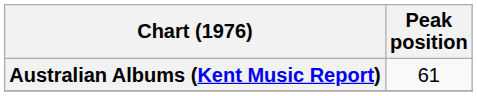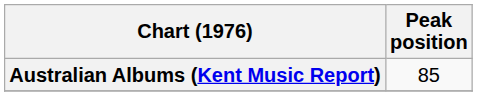(429, 74) 61 -> (429, 74) 85
